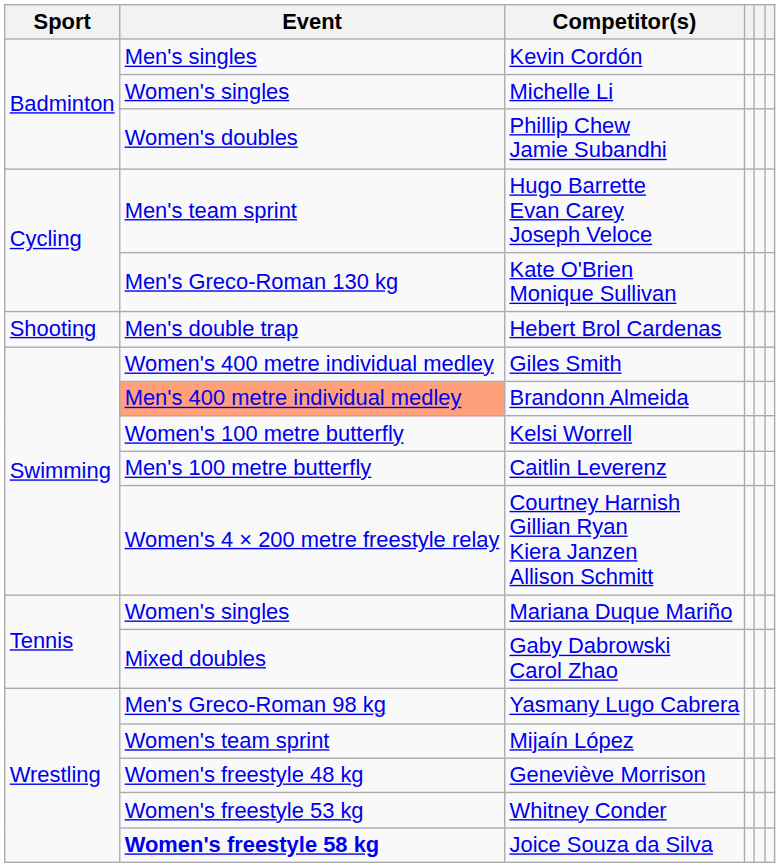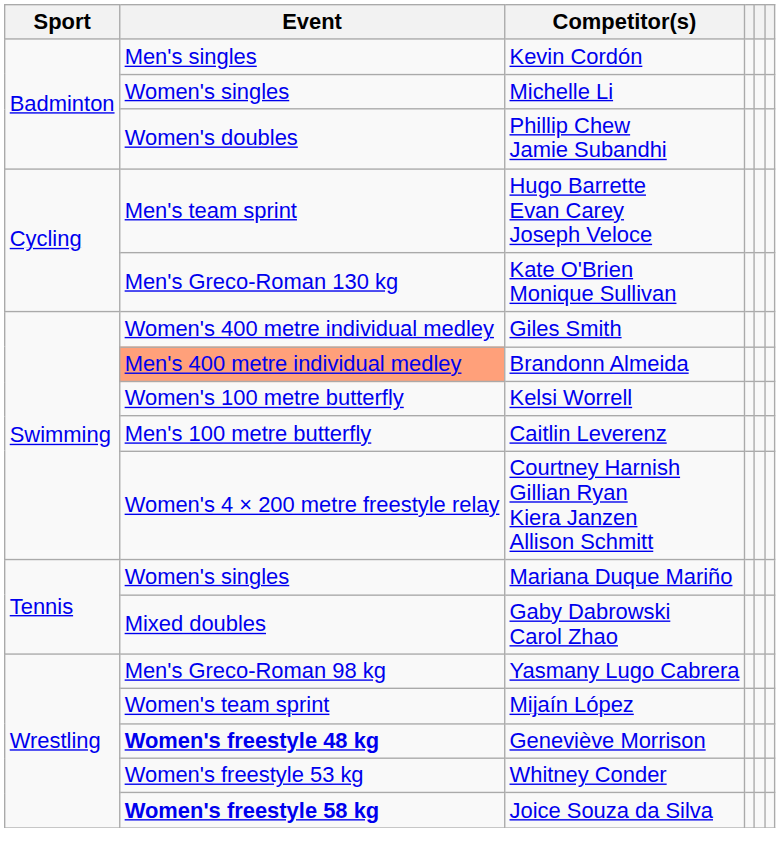- row: (616, 329)
(244, 775) normal -> (252, 740) bold
